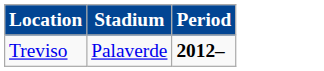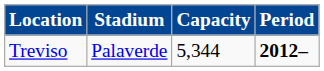+ column: (213, 19)
